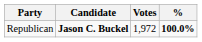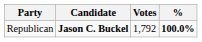(145, 28) 1,972 -> (145, 28) 1,792
